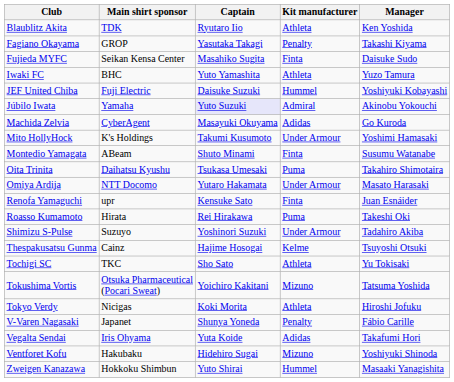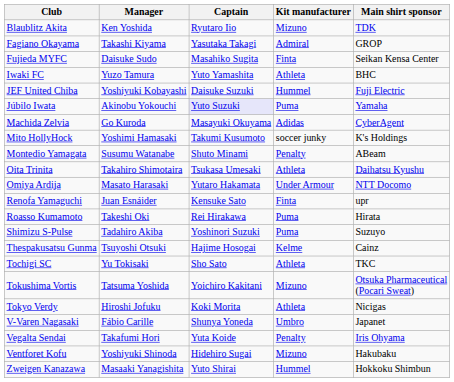columns swapped: (405, 12) <-> (147, 12)
(297, 28) Athleta -> (291, 28) Mizuno
(297, 43) Penalty -> (292, 43) Admiral
(299, 106) Admiral -> (287, 106) Puma
(311, 138) Under Armour -> (301, 138) soccer junky
(293, 153) Finta -> (291, 153) Penalty
(294, 169) Puma -> (290, 169) Athleta
(311, 232) Under Armour -> (287, 232) Puma
(297, 322) Penalty -> (290, 322) Umbro
(296, 338) Adidas -> (291, 338) Penalty
